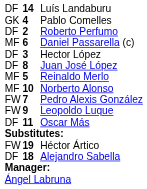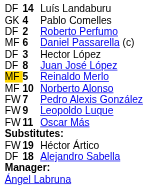(12, 77) no background -> (12, 77) gold background
(11, 122) DF -> (13, 122) FW
